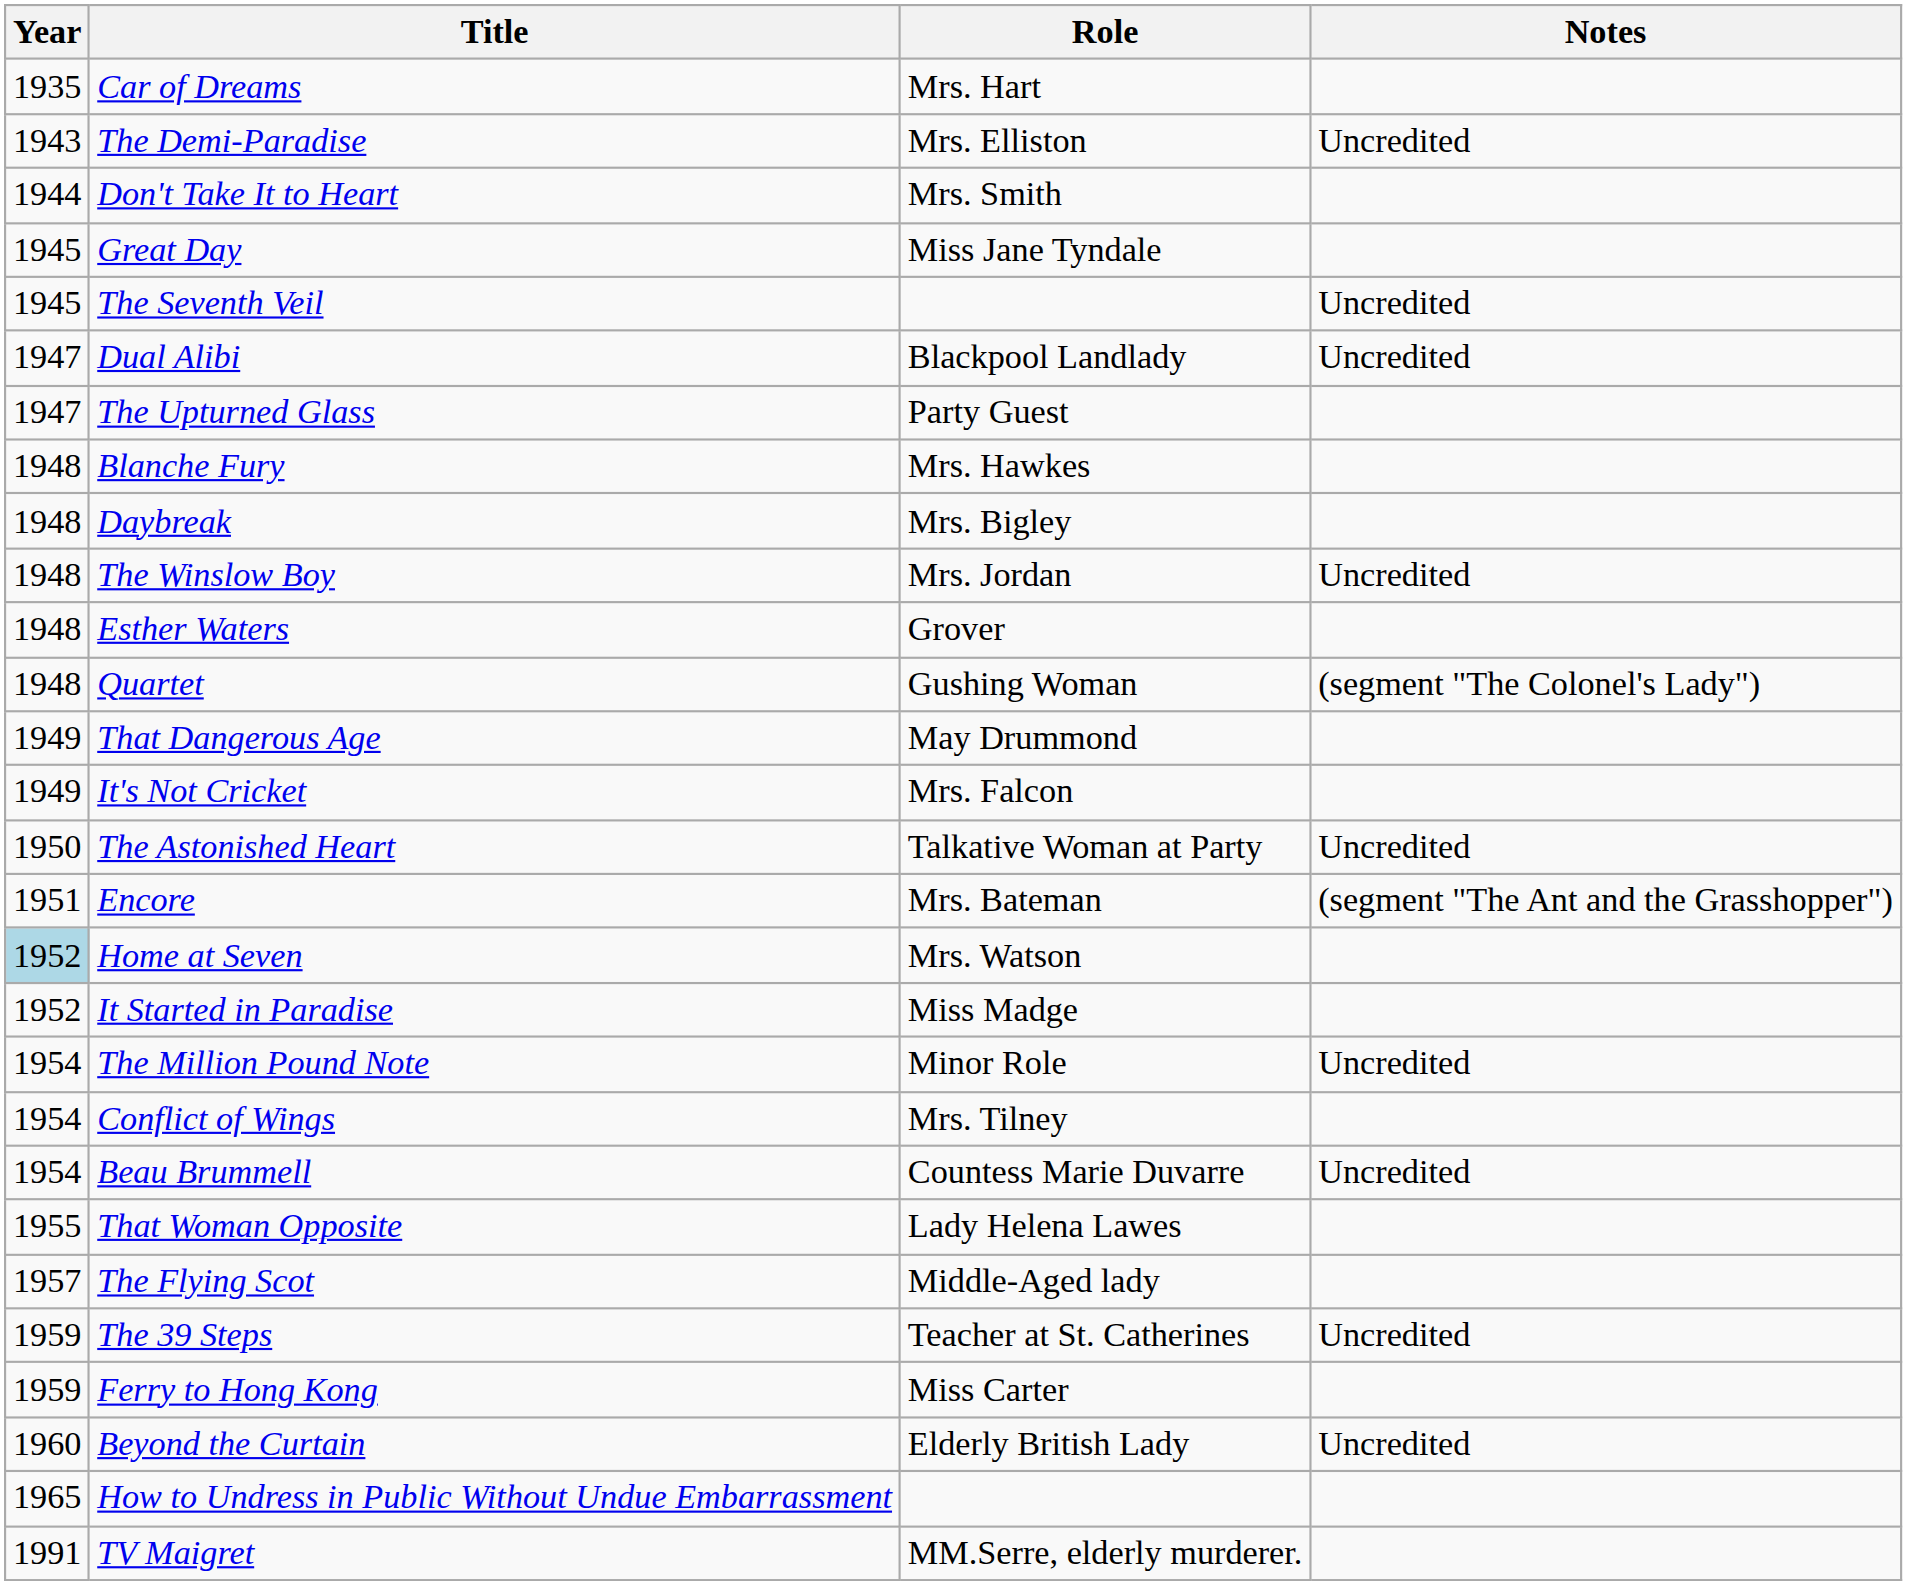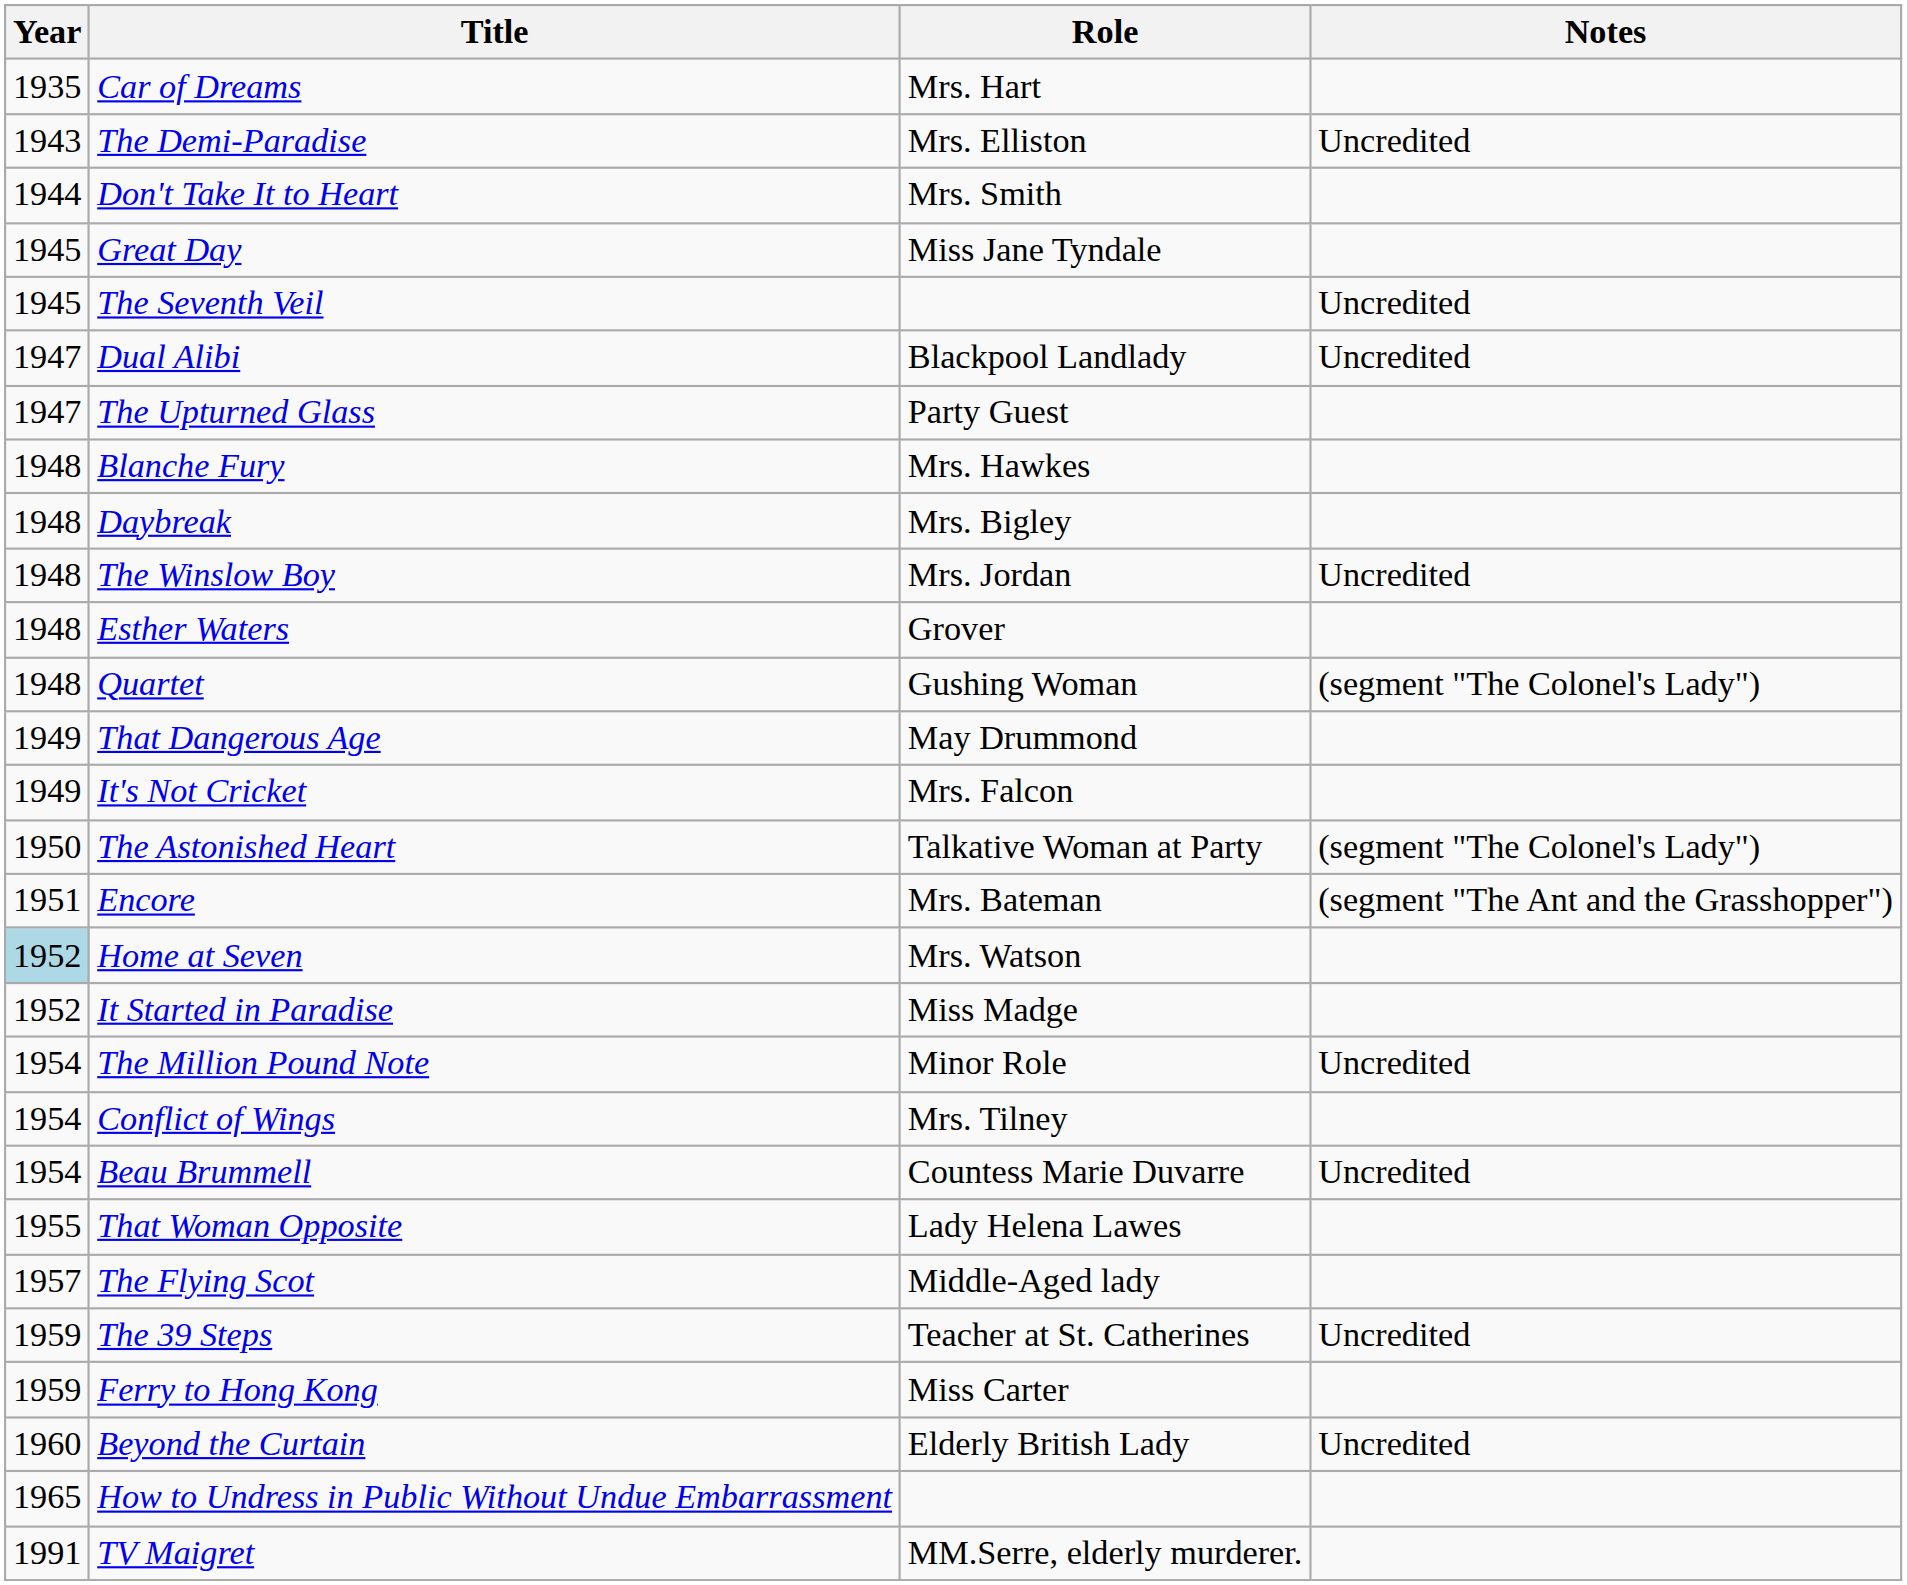(1394, 846) Uncredited -> (1539, 846) (segment "The Colonel's Lady")
